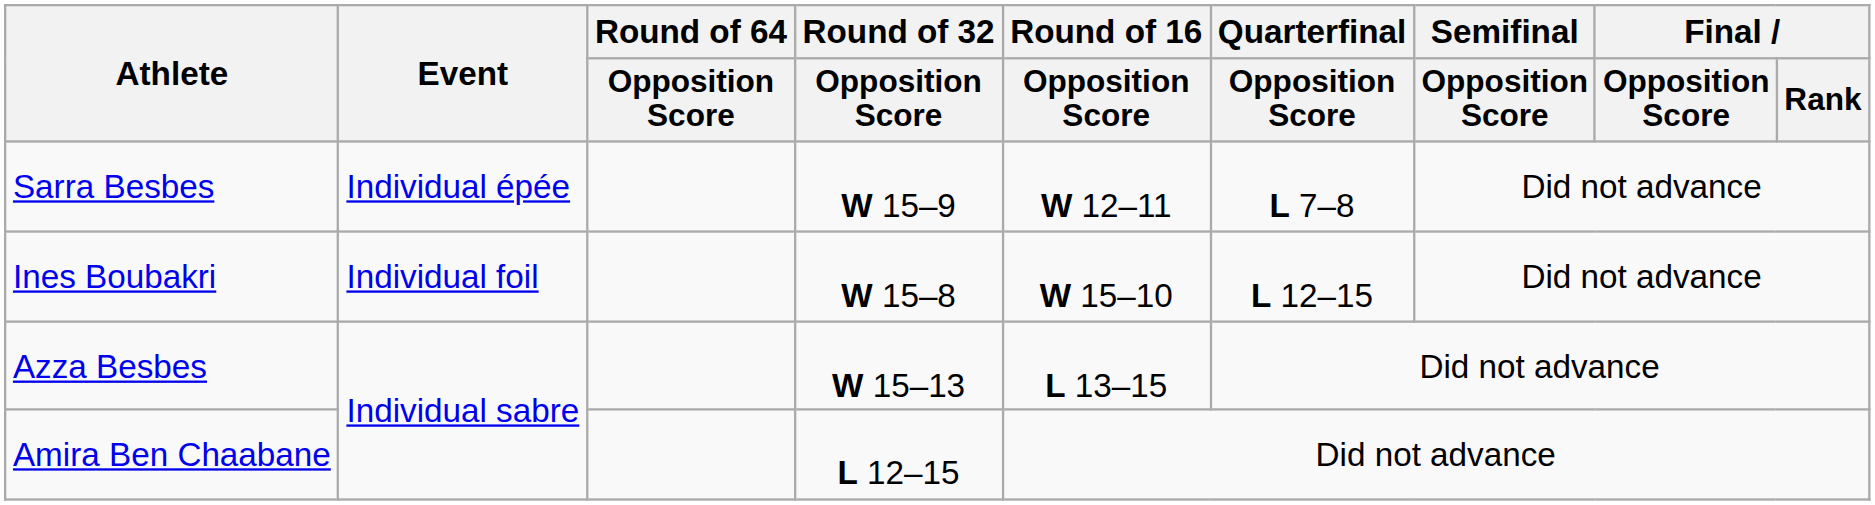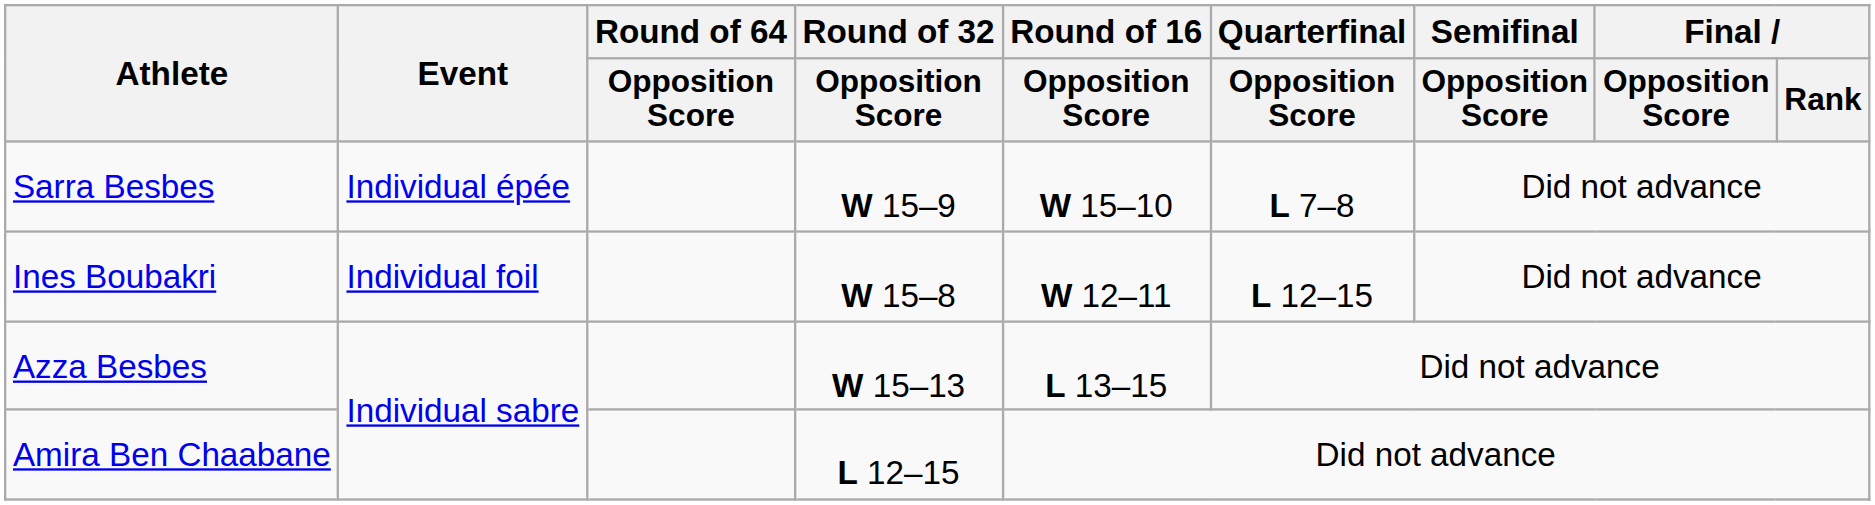(1106, 206) W 12–11 -> (1106, 206) W 15–10
(1106, 295) W 15–10 -> (1106, 295) W 12–11
